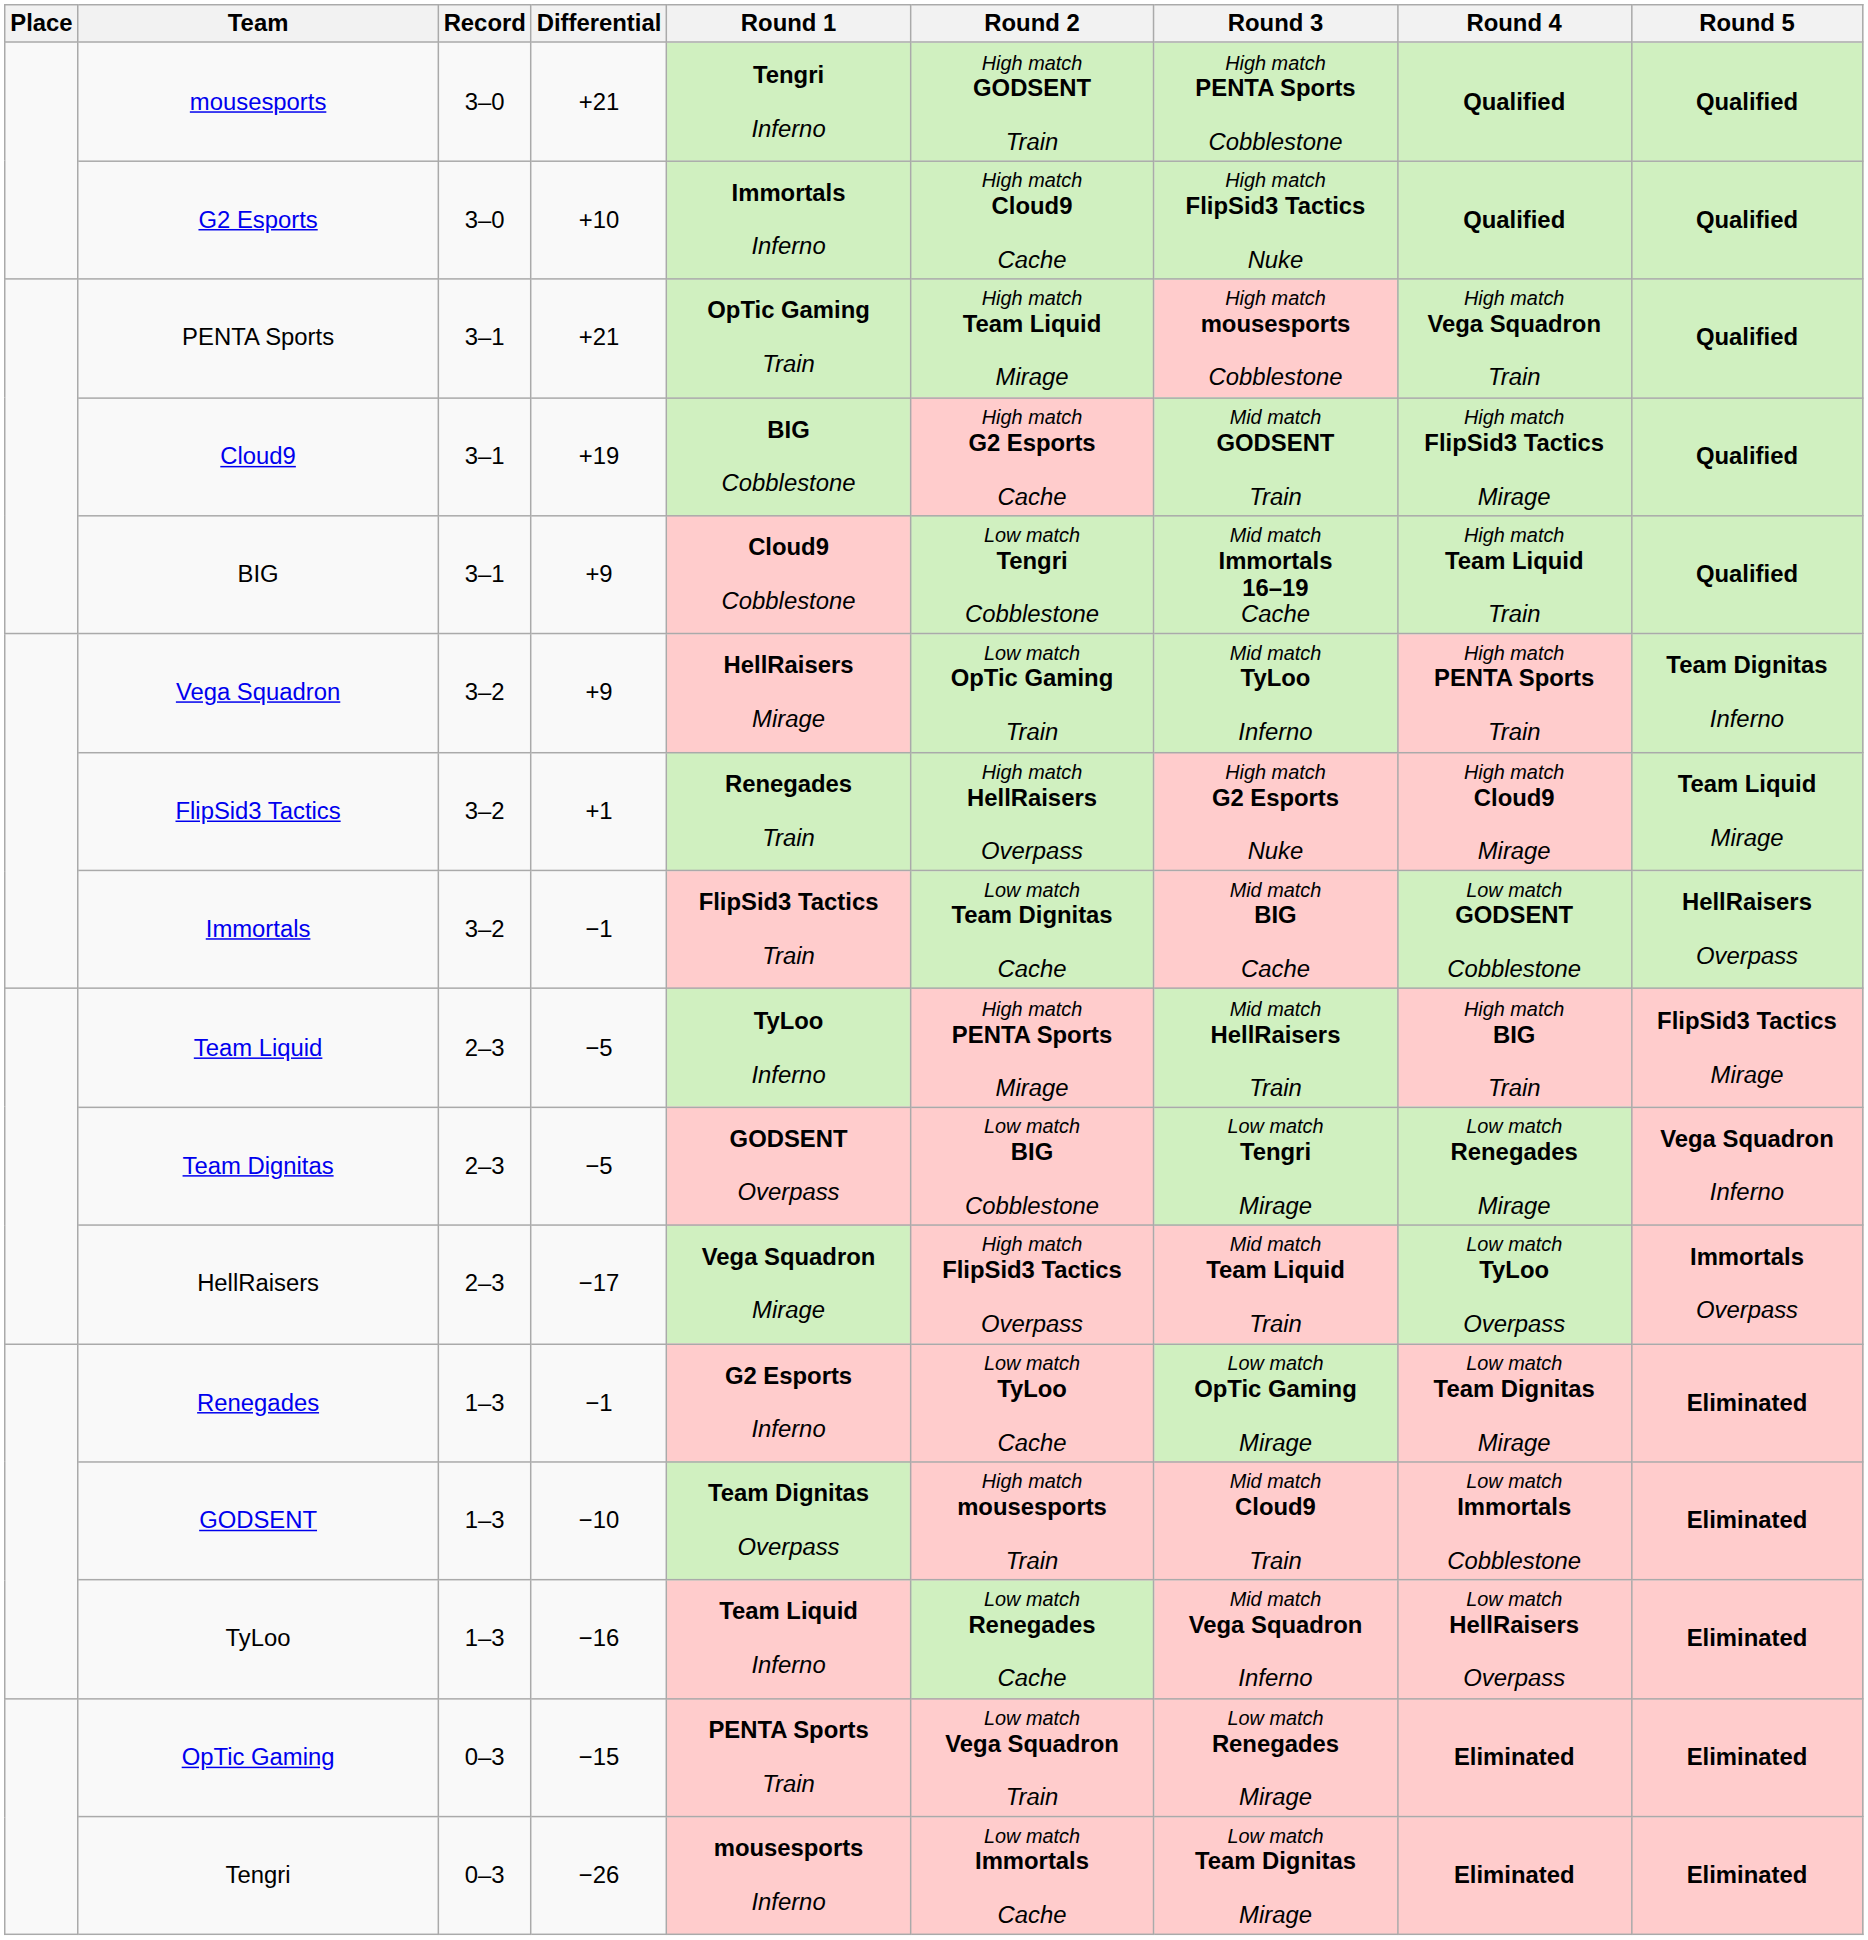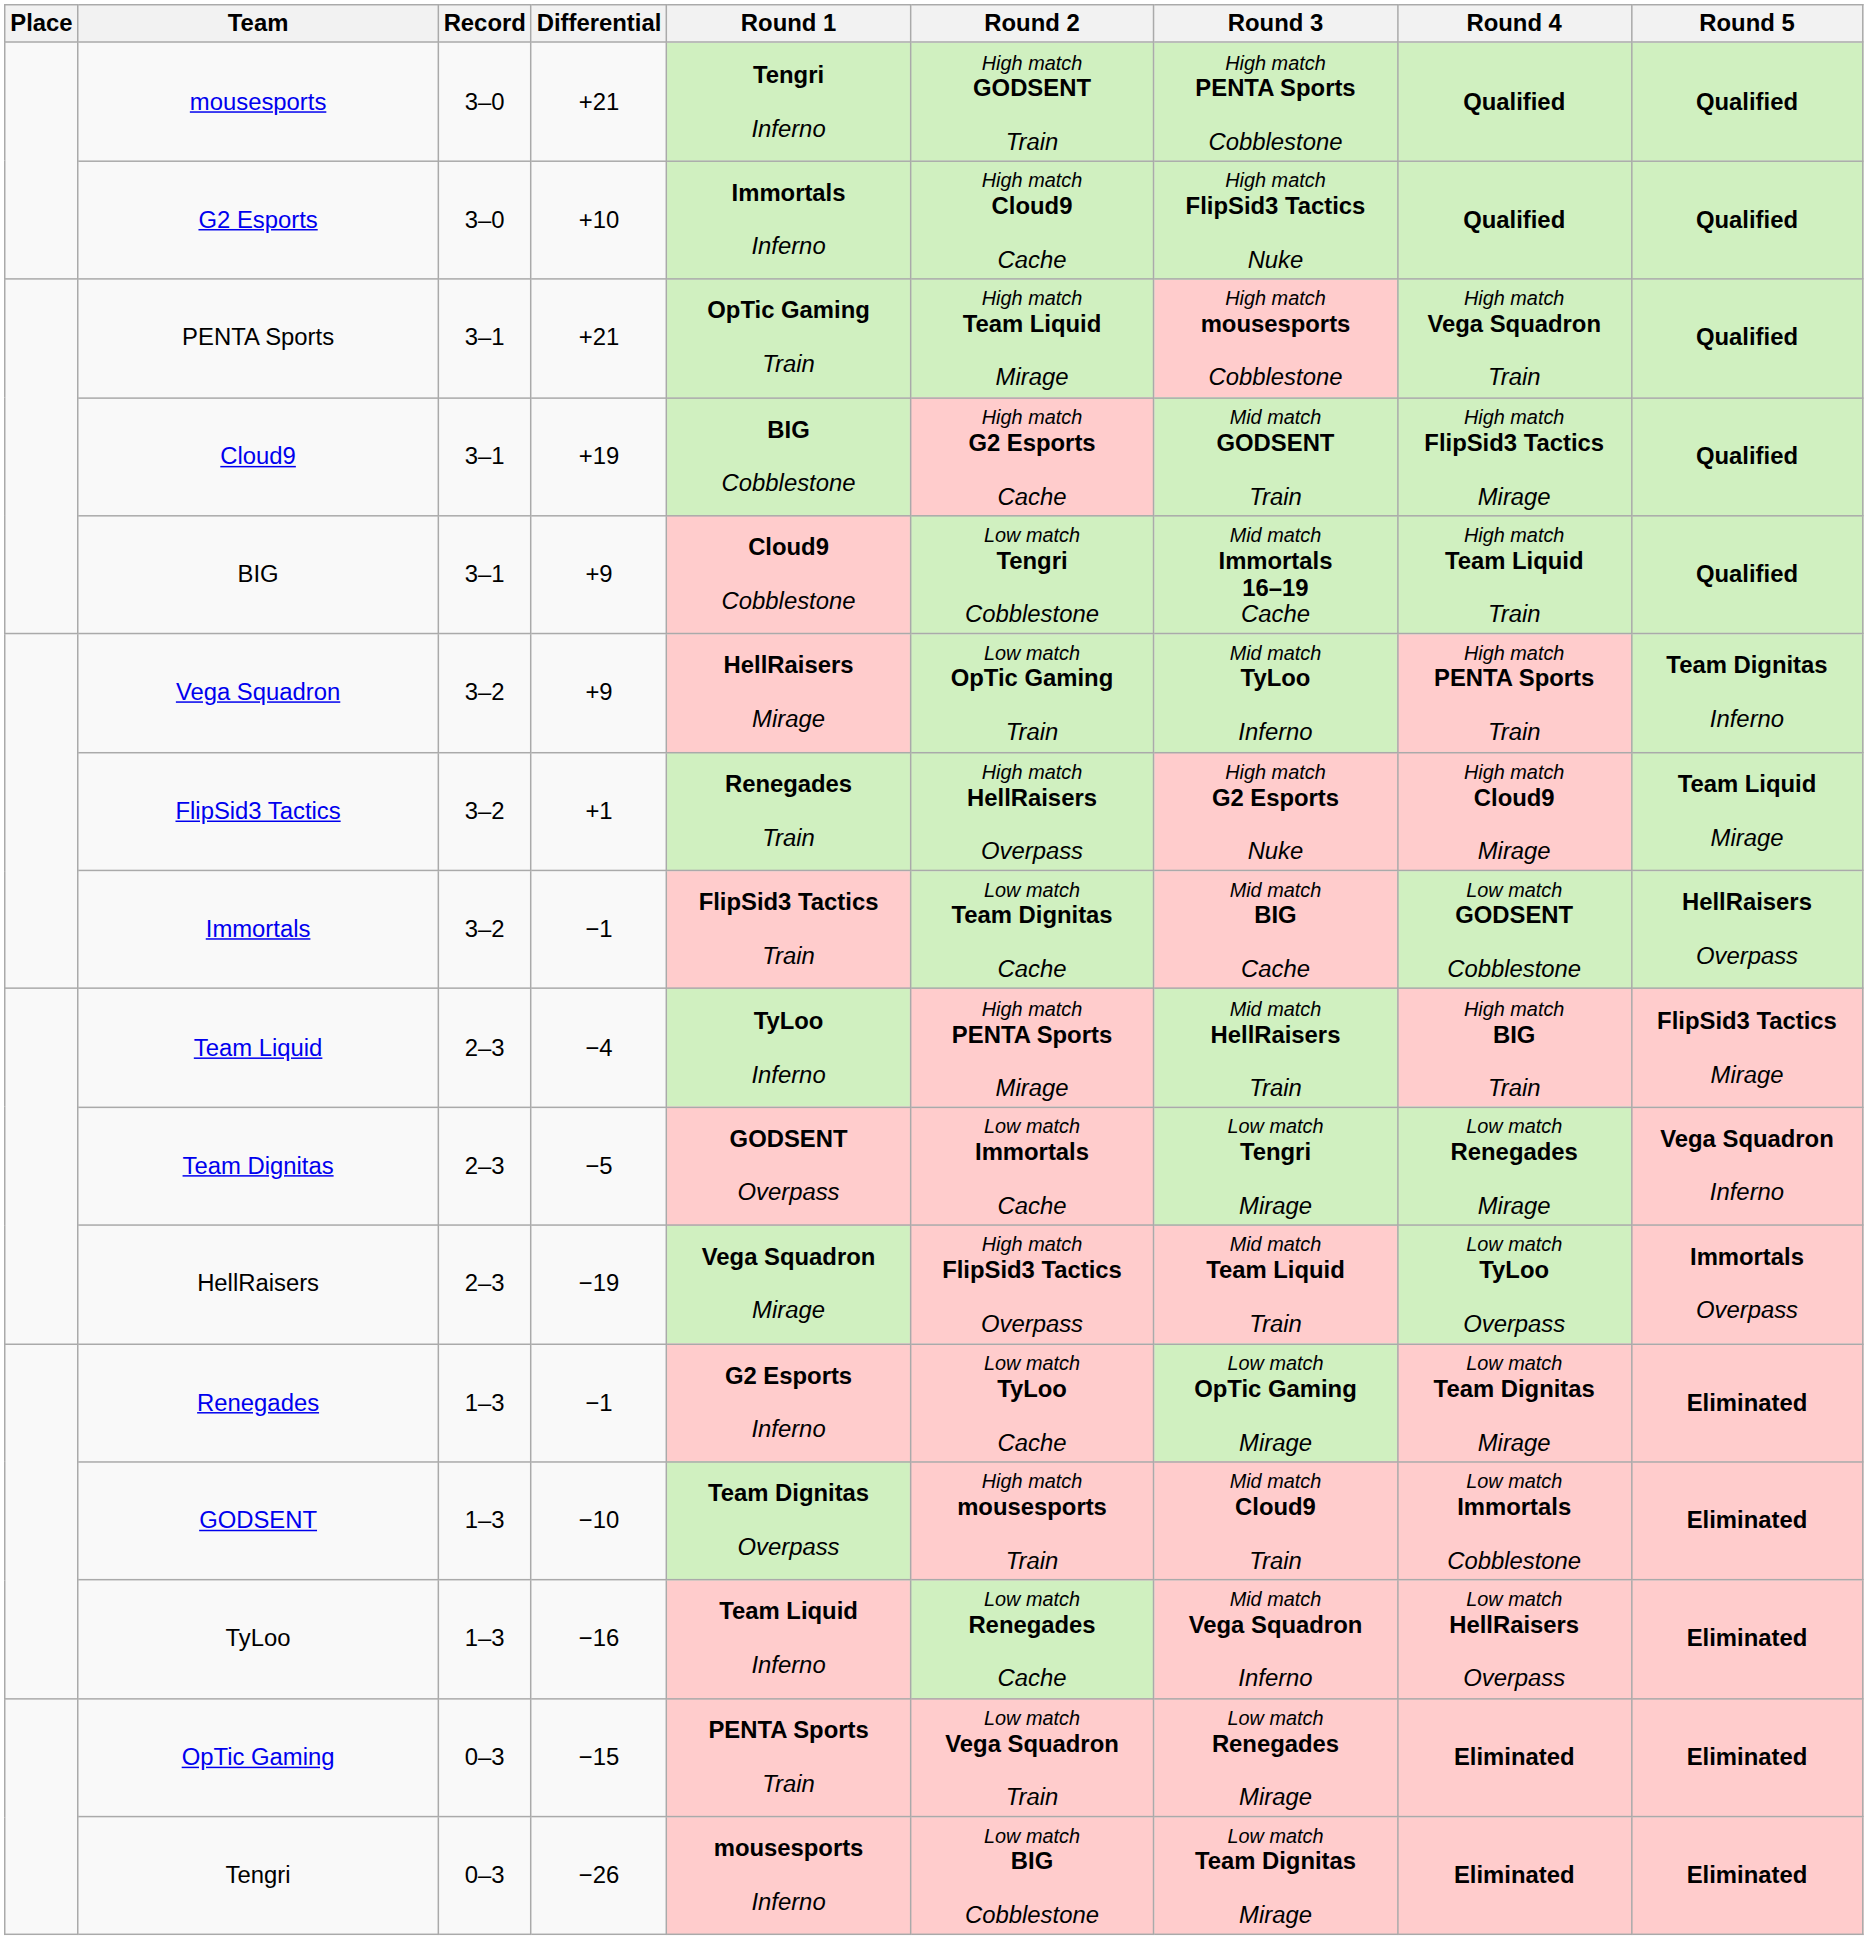(599, 1047) −5 -> (599, 1047) −4
(1032, 1167) Low match BIG Cobblestone -> (1032, 1167) Low match Immortals Cache
(599, 1284) −17 -> (599, 1284) −19
(1032, 1876) Low match Immortals Cache -> (1032, 1876) Low match BIG Cobblestone
